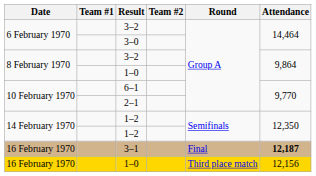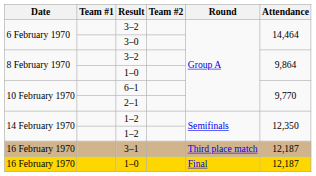(198, 149) Final -> (223, 149) Third place match
(286, 149) bold -> (286, 149) normal
(223, 164) Third place match -> (198, 164) Final
(286, 164) 12,156 -> (286, 164) 12,187
